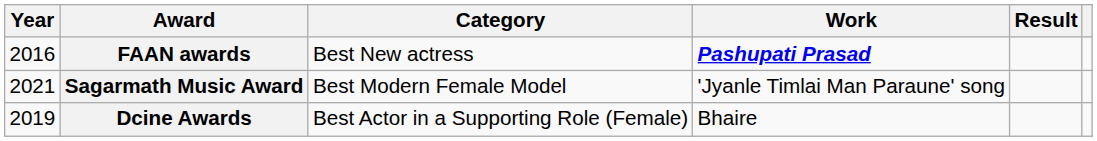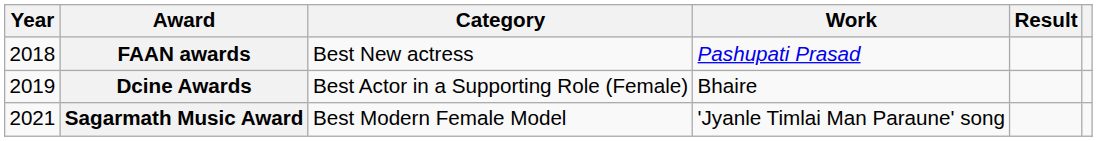(32, 53) 2016 -> (32, 53) 2018
(784, 53) bold -> (779, 53) normal
rows swapped: (184, 119) <-> (184, 86)
